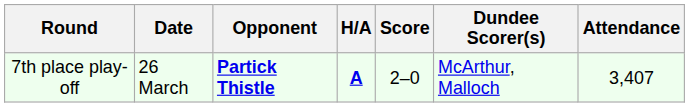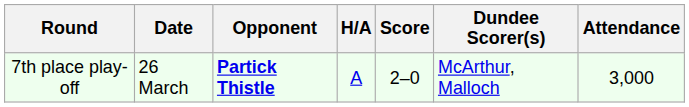(356, 77) bold -> (356, 77) normal
(631, 77) 3,407 -> (631, 77) 3,000
